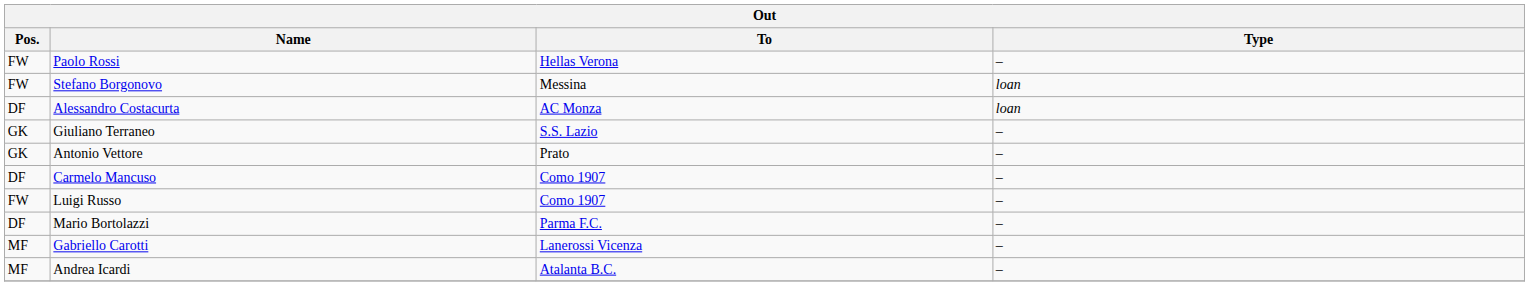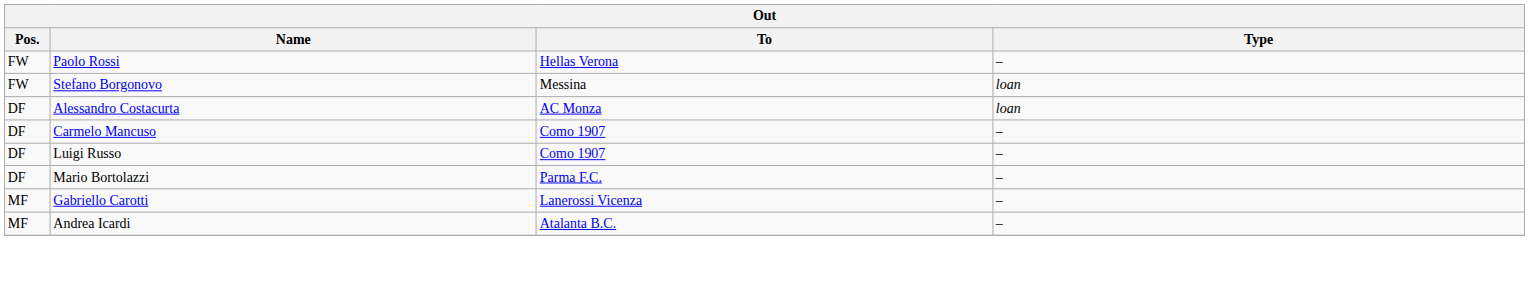- row: (104, 131)
- row: (98, 154)
(18, 200) FW -> (17, 154) DF
